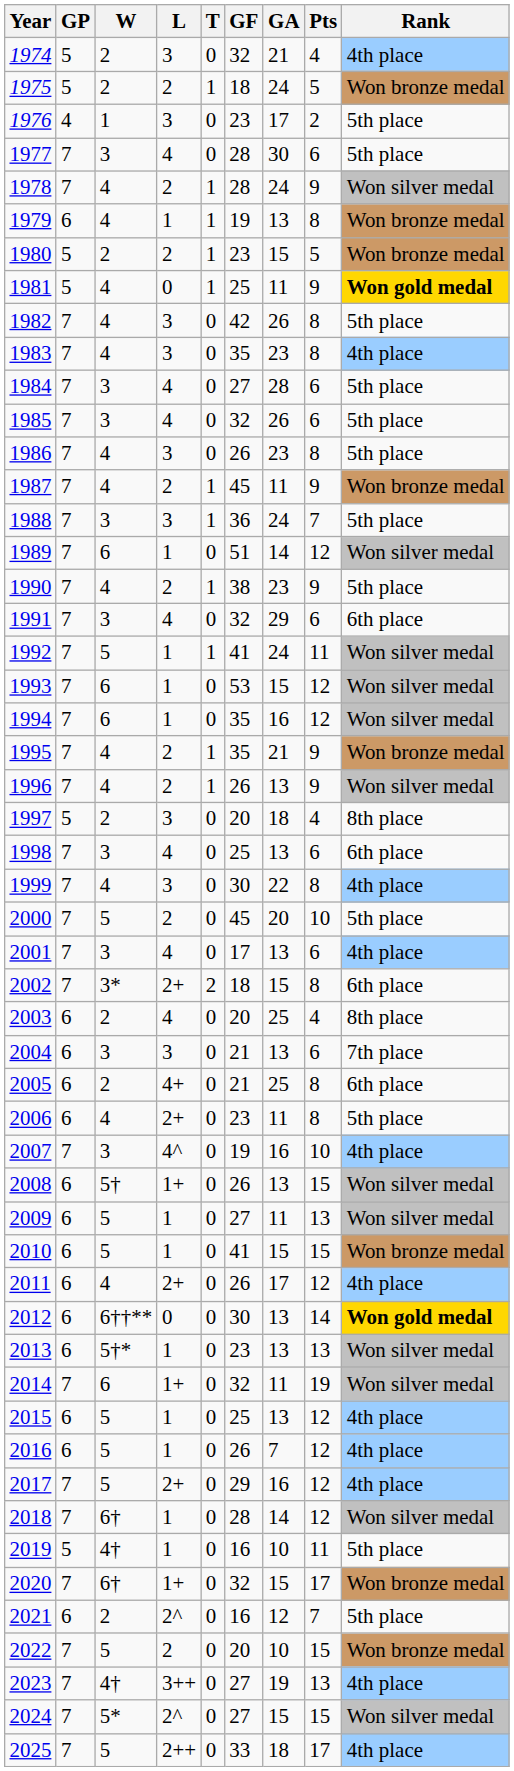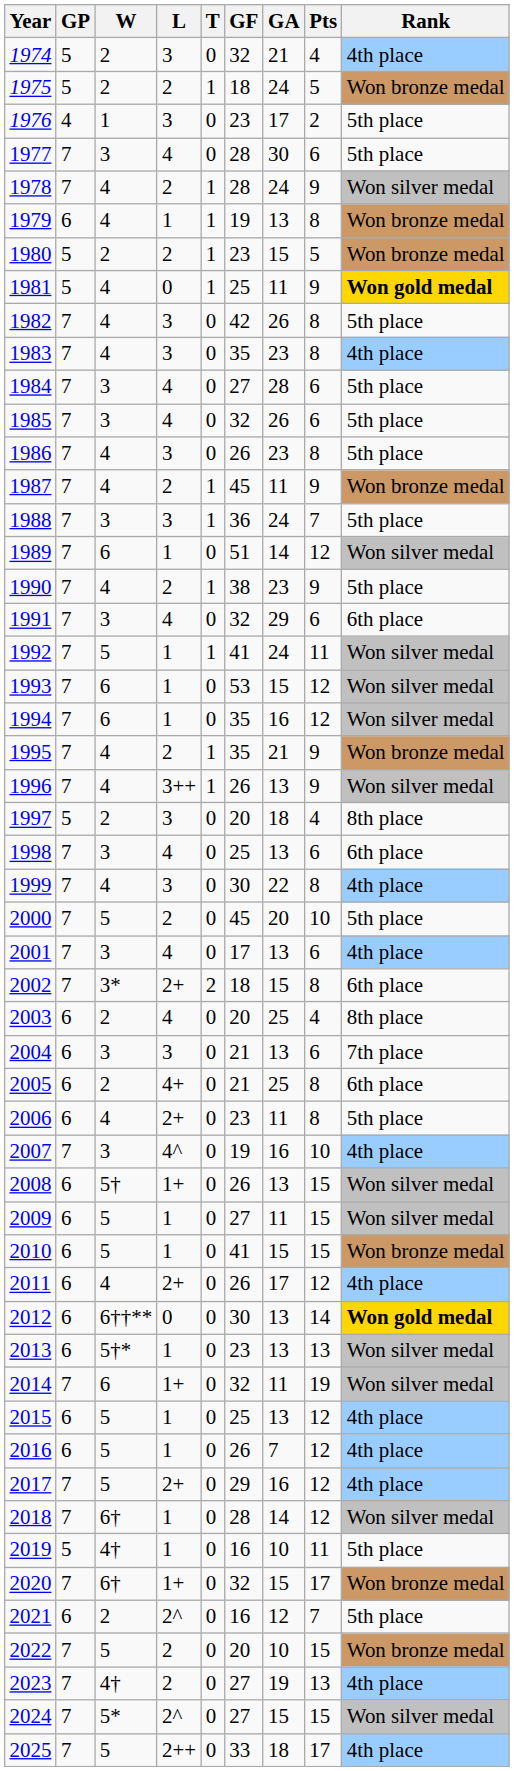(167, 785) 2 -> (179, 785) 3++
(320, 1217) 13 -> (320, 1217) 15
(179, 1683) 3++ -> (167, 1683) 2
